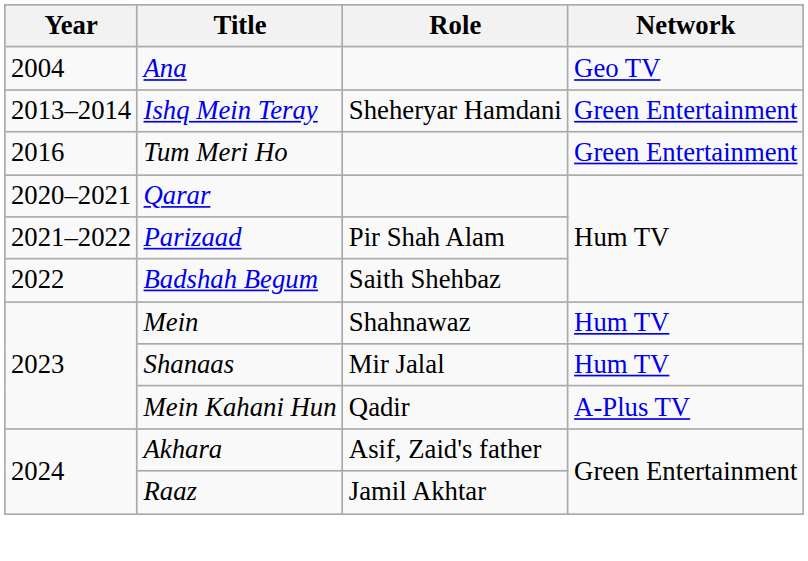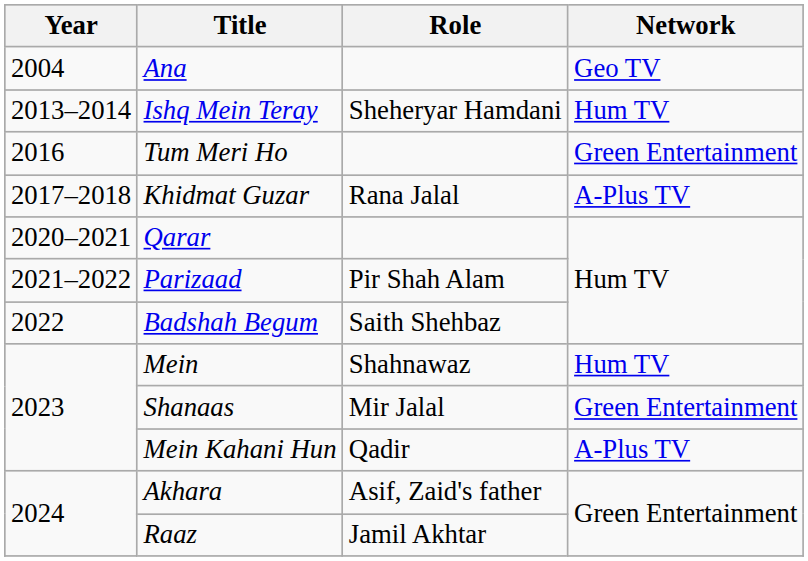(686, 110) Green Entertainment -> (622, 110) Hum TV
+ row: (226, 195)
(622, 364) Hum TV -> (686, 407) Green Entertainment
